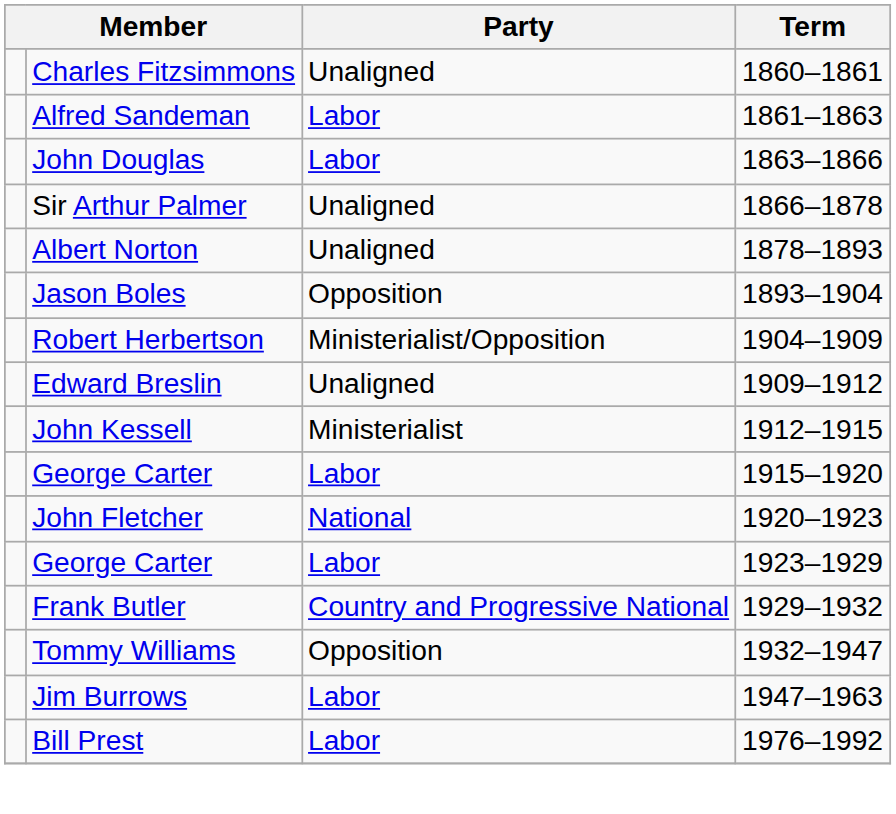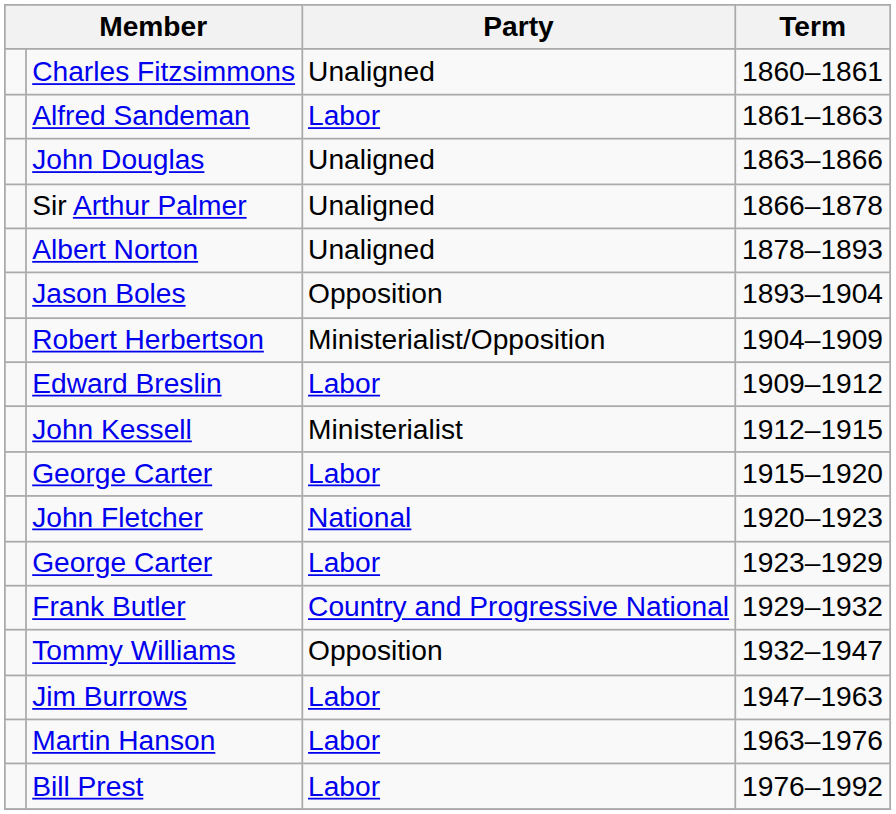(344, 160) Labor -> (371, 160) Unaligned
(371, 384) Unaligned -> (344, 384) Labor
+ row: (124, 741)
